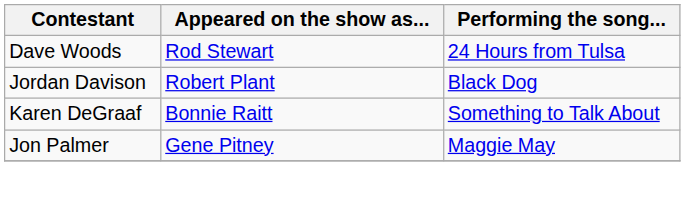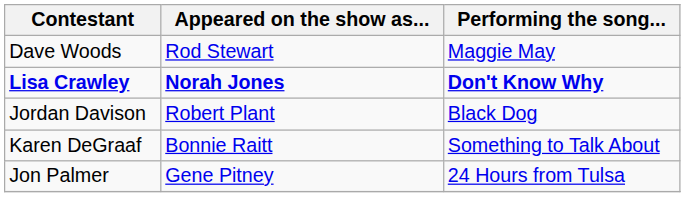(536, 51) 24 Hours from Tulsa -> (501, 51) Maggie May
+ row: (69, 82)
(501, 144) Maggie May -> (536, 176) 24 Hours from Tulsa
